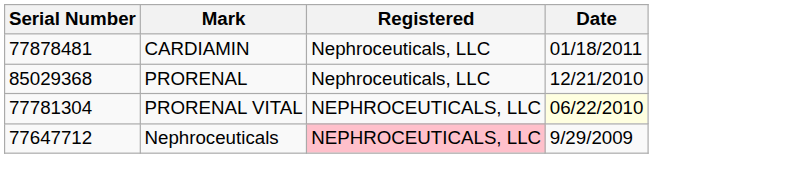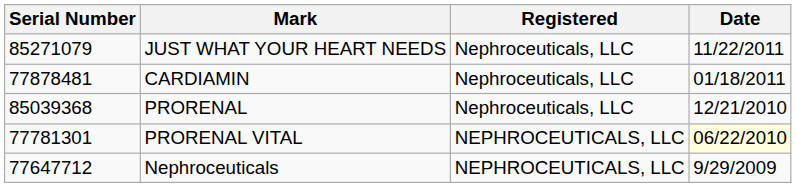+ row: (295, 49)
(51, 78) 85029368 -> (51, 108) 85039368
(51, 108) 77781304 -> (51, 138) 77781301
(426, 138) pink background -> (570, 167) no background
